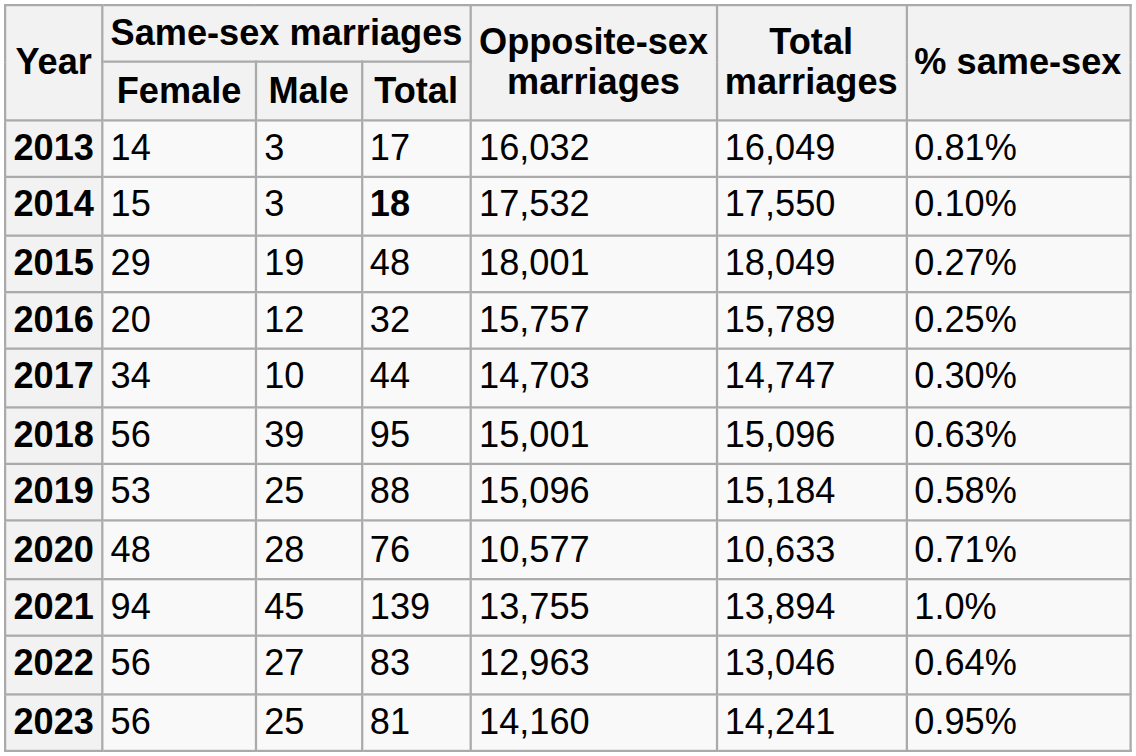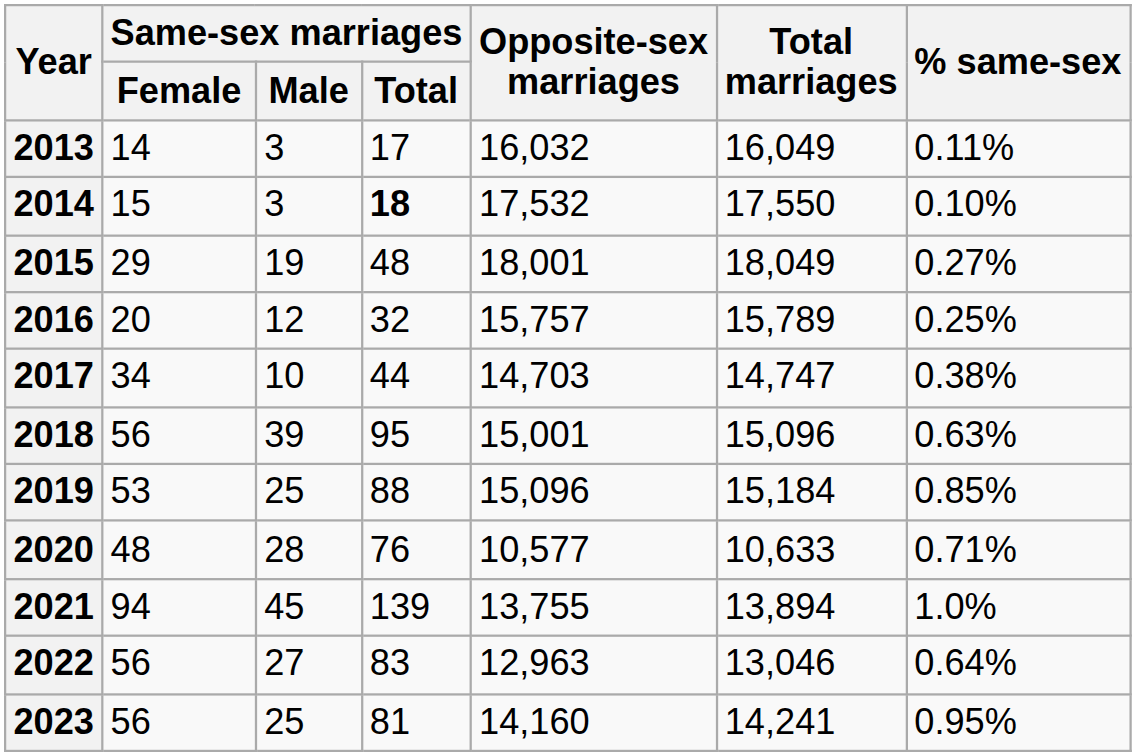(966, 147) 0.81% -> (964, 147) 0.11%
(966, 377) 0.30% -> (966, 377) 0.38%
(966, 491) 0.58% -> (966, 491) 0.85%
